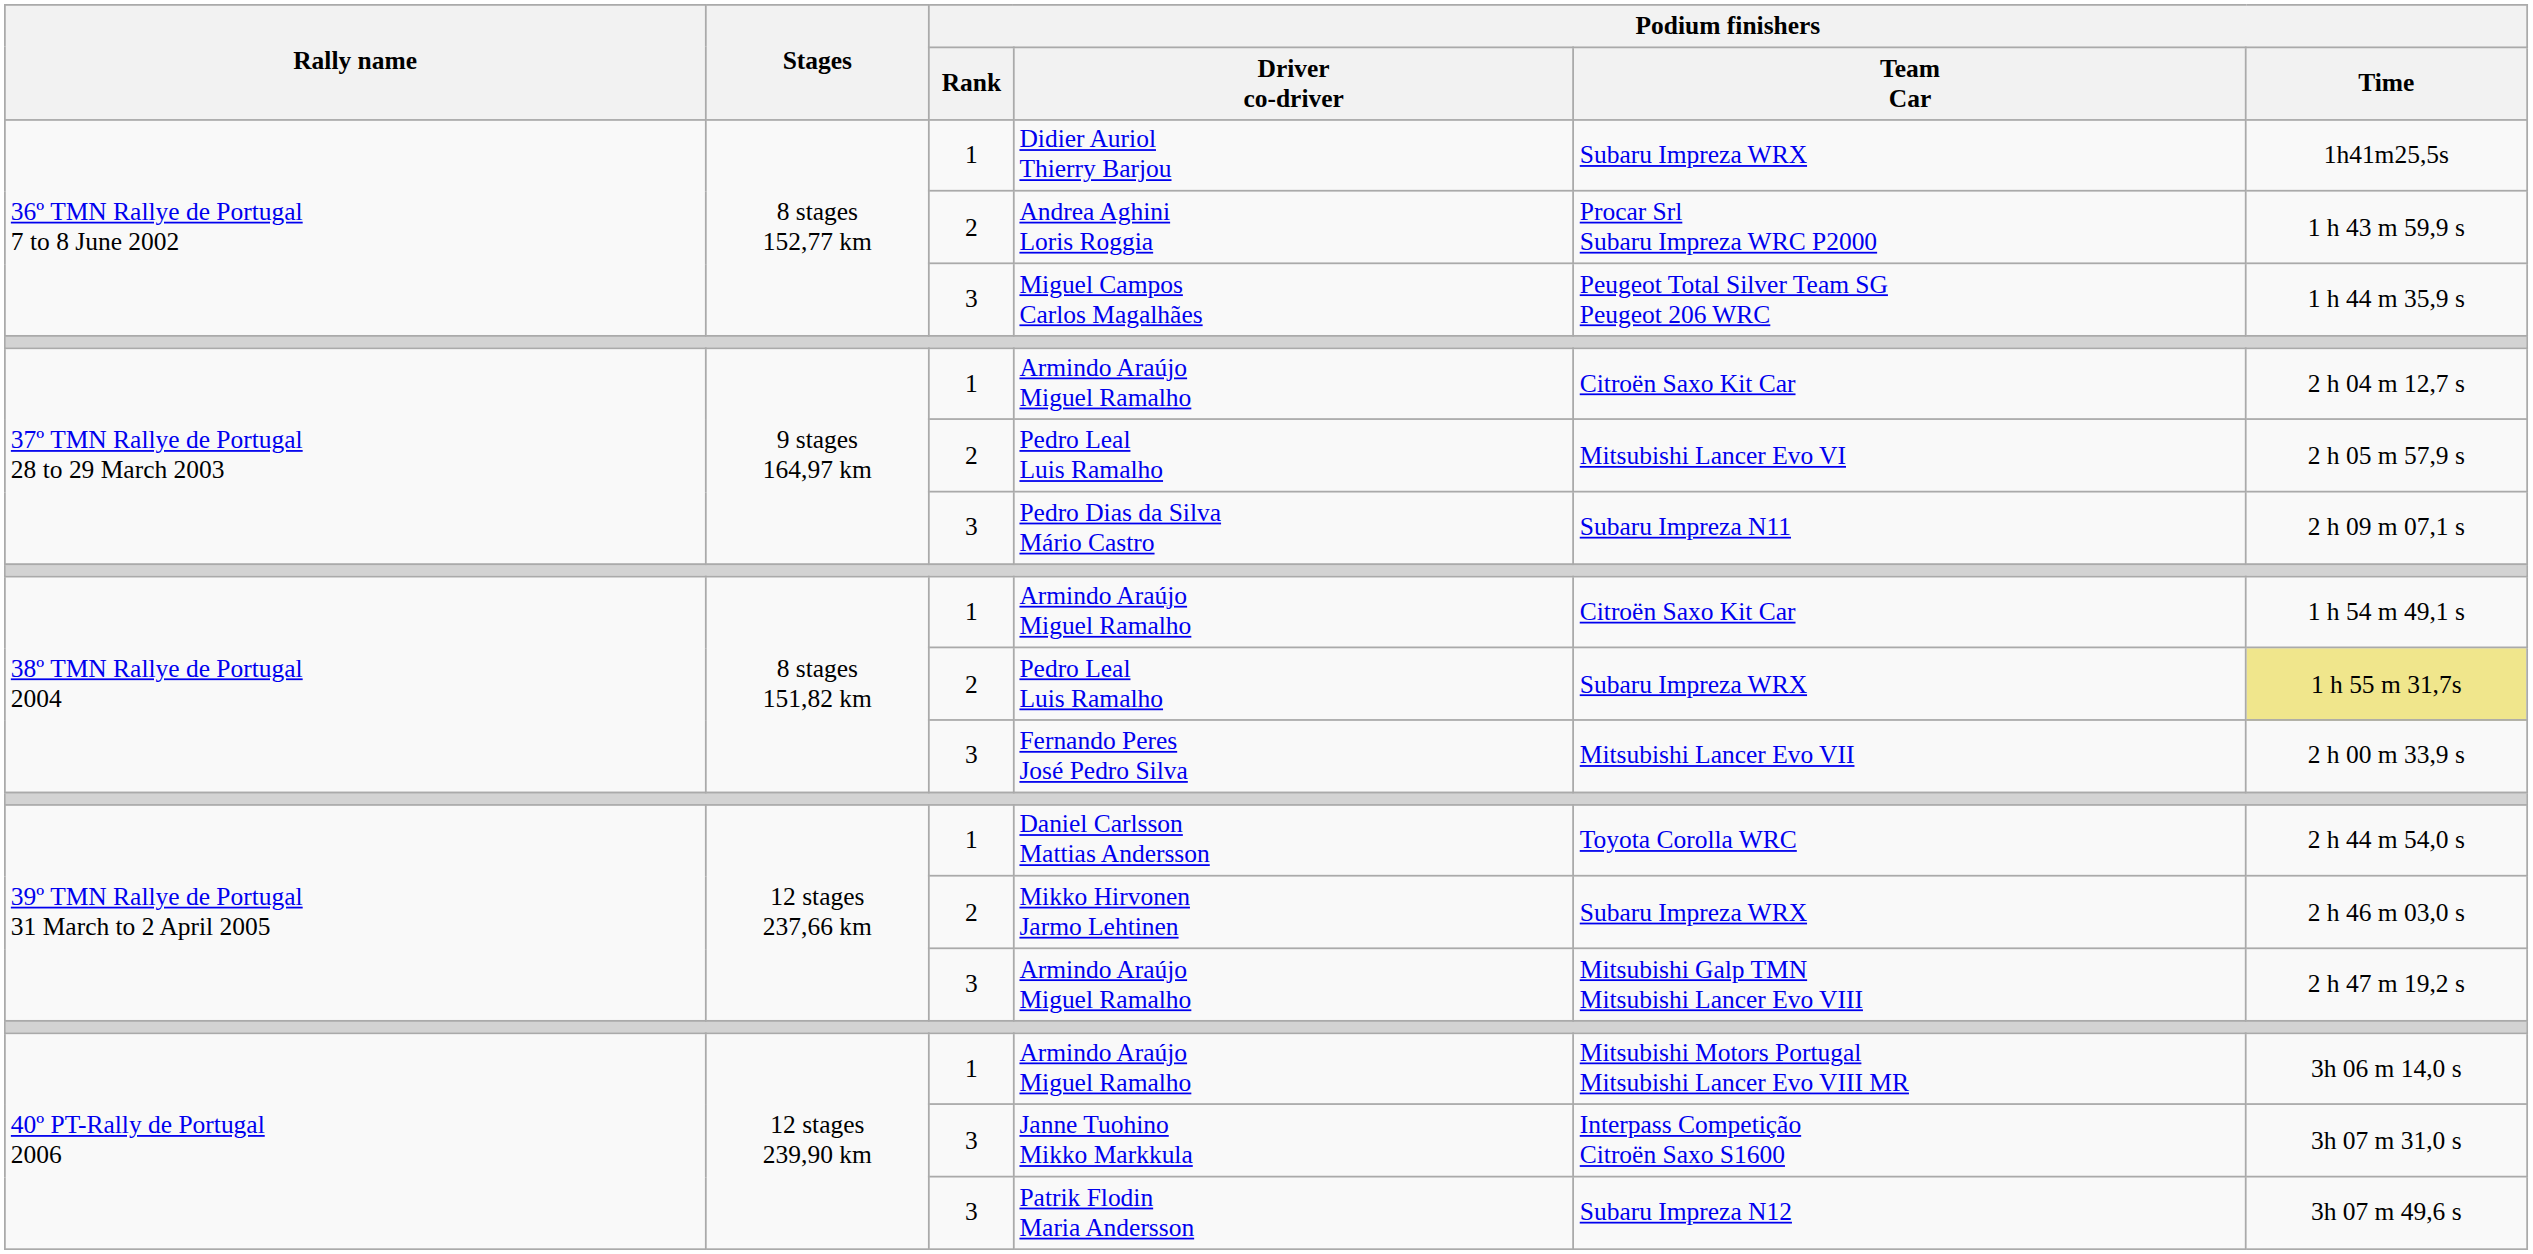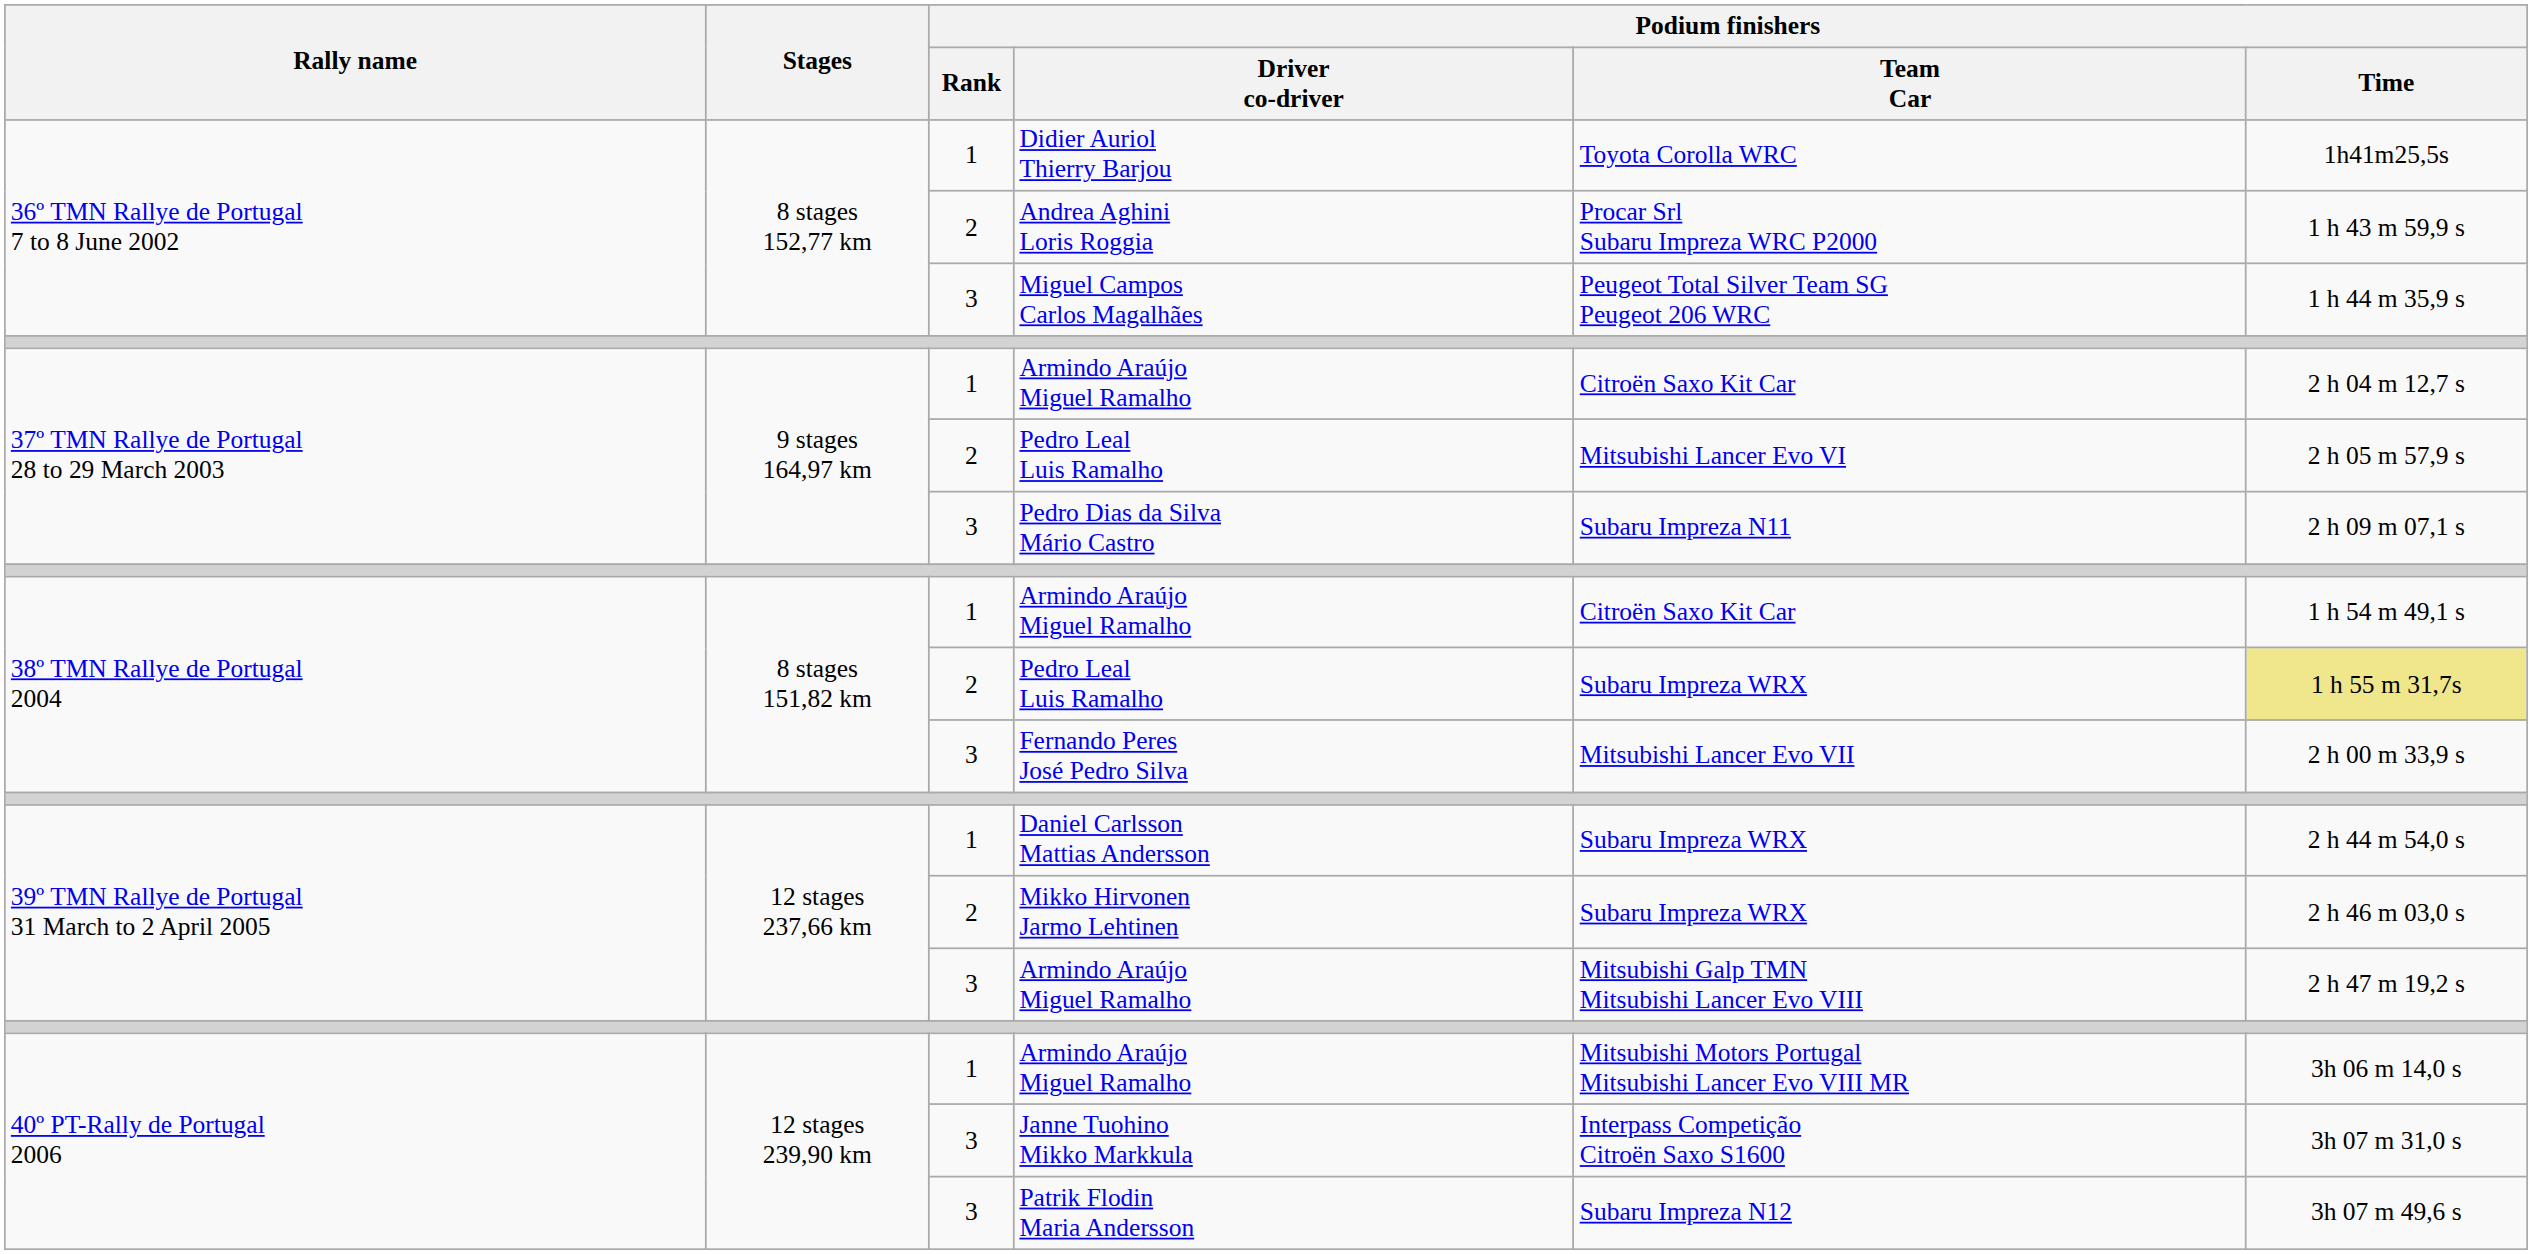(1693, 155) Subaru Impreza WRX -> (1688, 155) Toyota Corolla WRC
(1688, 840) Toyota Corolla WRC -> (1693, 840) Subaru Impreza WRX
